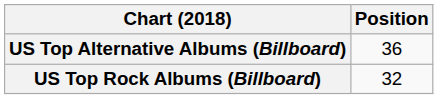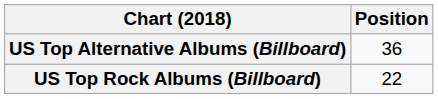(392, 78) 32 -> (392, 78) 22
